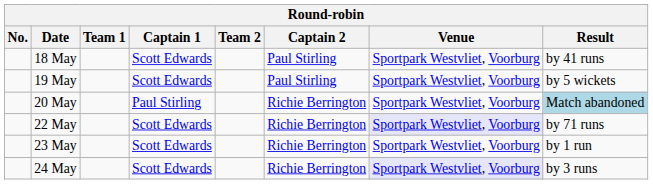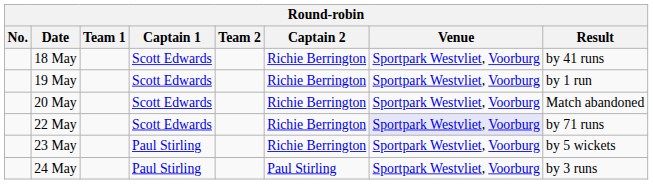(302, 59) Paul Stirling -> (317, 59) Richie Berrington
(302, 80) Paul Stirling -> (317, 80) Richie Berrington
(581, 80) by 5 wickets -> (569, 80) by 1 run
(167, 102) Paul Stirling -> (172, 102) Scott Edwards
(595, 102) lightblue background -> (595, 102) no background
(172, 146) Scott Edwards -> (167, 146) Paul Stirling
(569, 146) by 1 run -> (581, 146) by 5 wickets
(172, 168) Scott Edwards -> (167, 168) Paul Stirling
(317, 168) Richie Berrington -> (302, 168) Paul Stirling
(456, 168) lavender background -> (456, 168) no background
